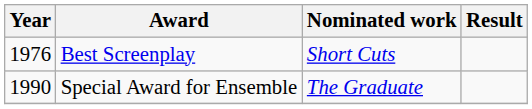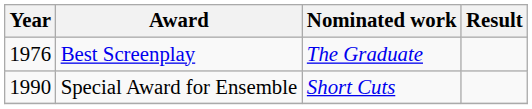(351, 53) Short Cuts -> (365, 53) The Graduate
(365, 86) The Graduate -> (351, 86) Short Cuts
